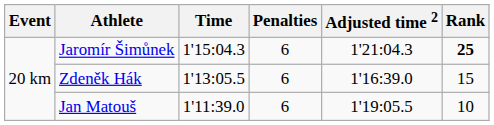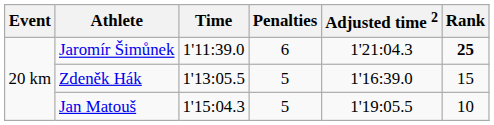(214, 51) 1'15:04.3 -> (214, 51) 1'11:39.0
(285, 78) 6 -> (285, 78) 5
(214, 106) 1'11:39.0 -> (214, 106) 1'15:04.3
(285, 106) 6 -> (285, 106) 5
